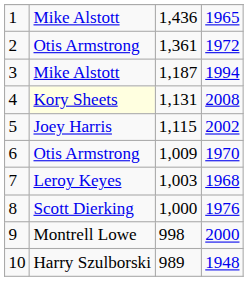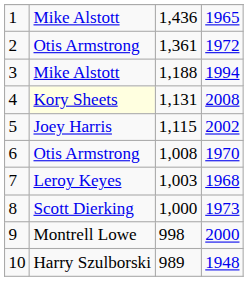(178, 72) 1,187 -> (178, 72) 1,188
(178, 153) 1,009 -> (178, 153) 1,008
(222, 208) 1976 -> (222, 208) 1973
